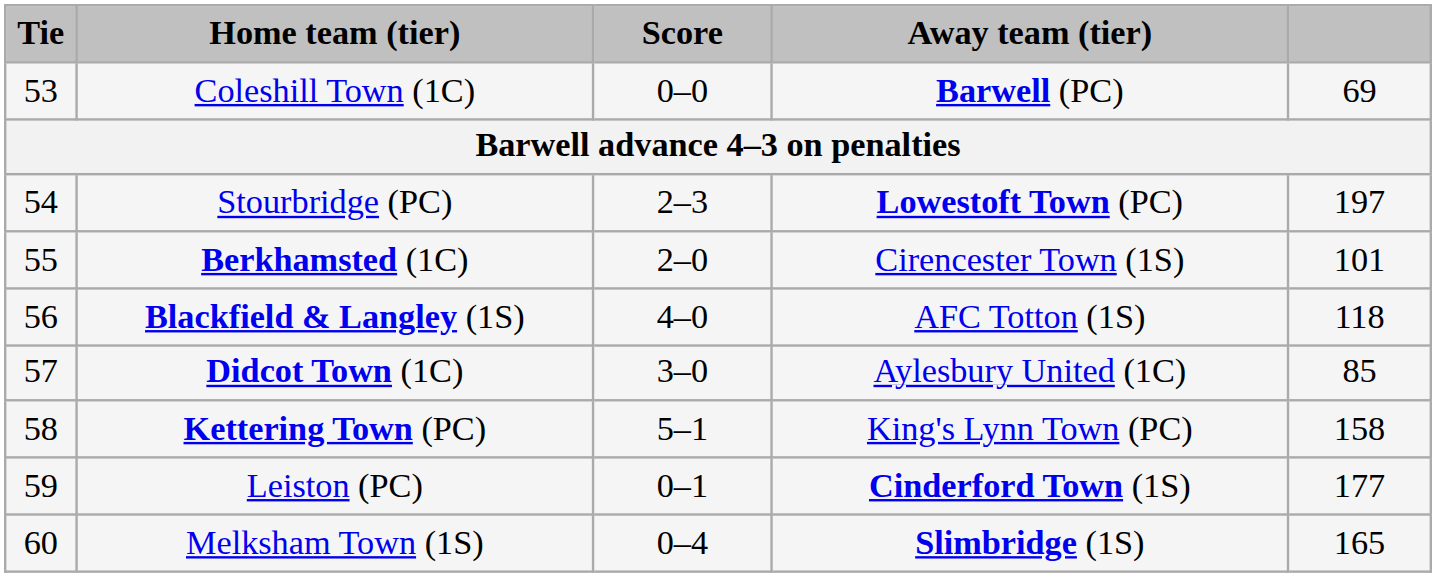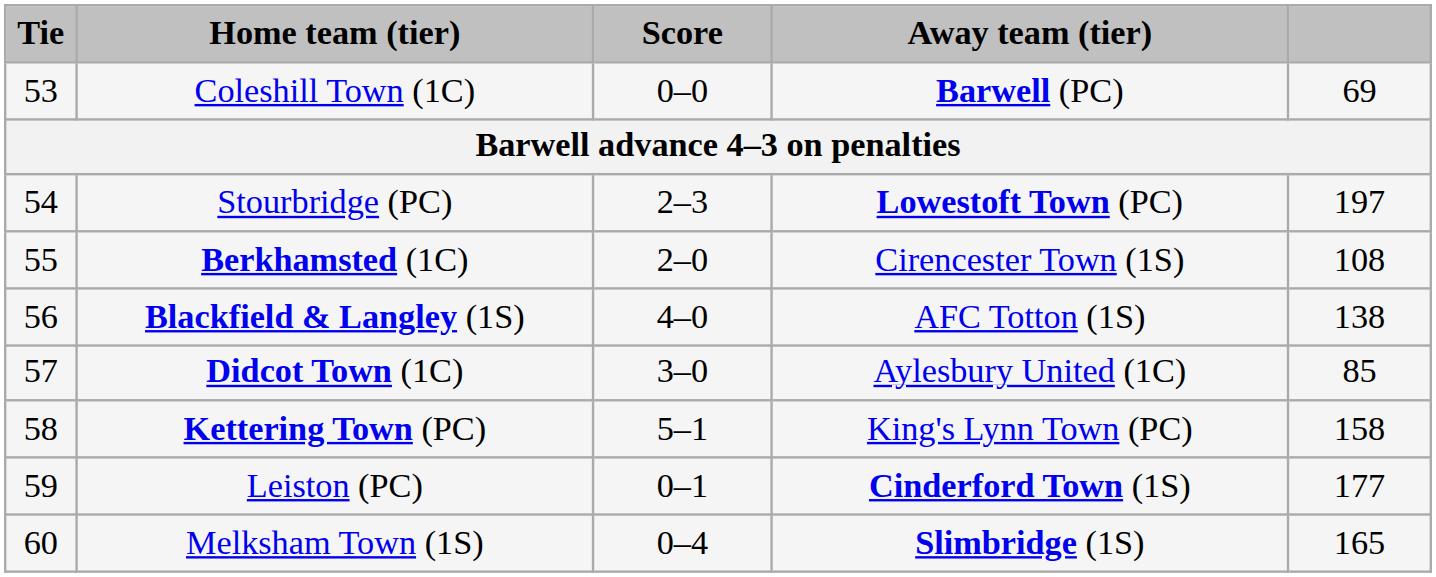(1360, 259) 101 -> (1360, 259) 108
(1360, 315) 118 -> (1360, 315) 138
